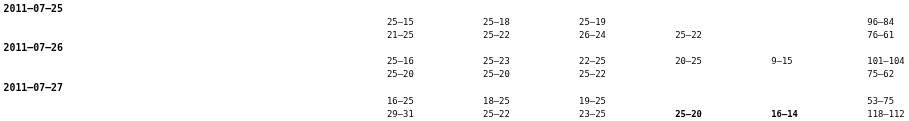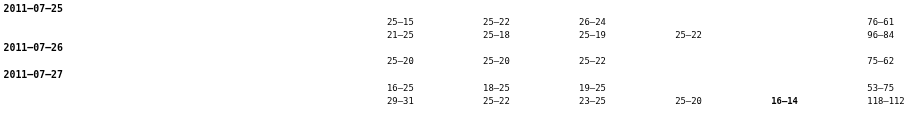(496, 22) 25–18 -> (496, 22) 25–22
(592, 22) 25–19 -> (592, 22) 26–24
(881, 22) 96–84 -> (881, 22) 76–61
(496, 35) 25–22 -> (496, 35) 25–18
(592, 35) 26–24 -> (592, 35) 25–19
(881, 35) 76–61 -> (881, 35) 96–84
- row: (74, 61)
(689, 114) bold -> (689, 101) normal
